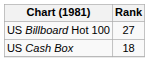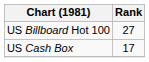(129, 48) 18 -> (129, 48) 17
